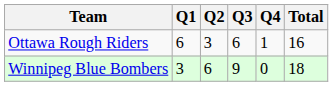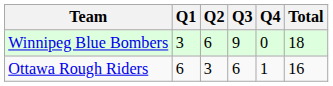rows swapped: (88, 68) <-> (78, 42)
